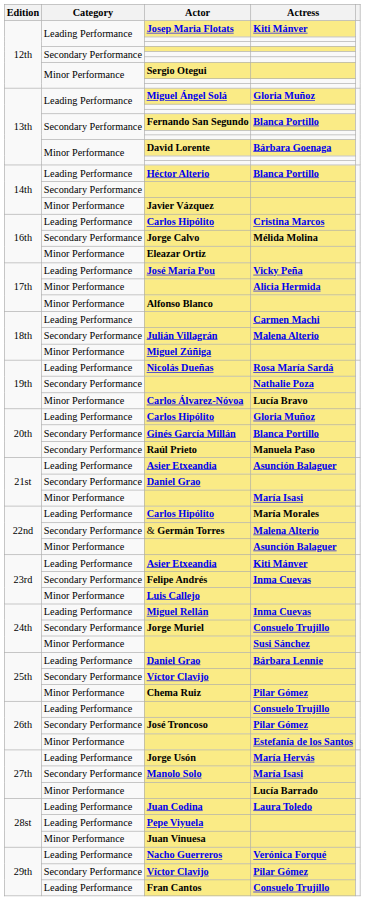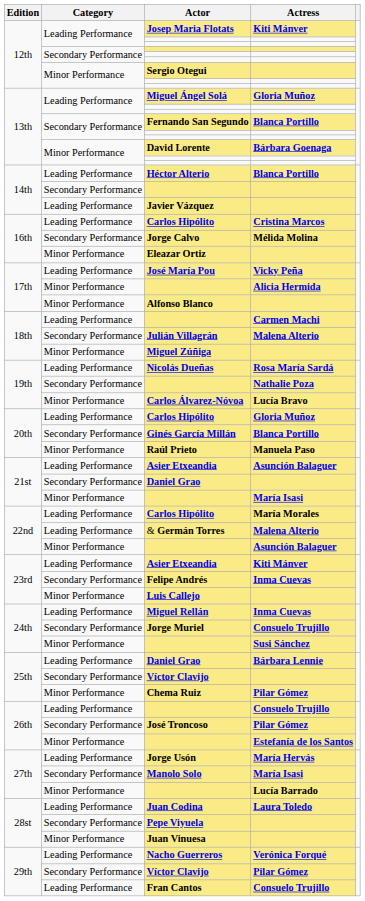(84, 205) Minor Performance -> (88, 205) Leading Performance
(93, 449) Secondary Performance -> (84, 449) Minor Performance
(93, 530) Secondary Performance -> (88, 530) Leading Performance
(88, 823) Leading Performance -> (93, 823) Secondary Performance
